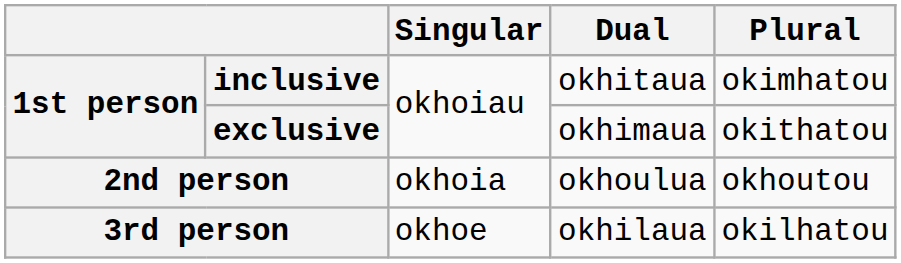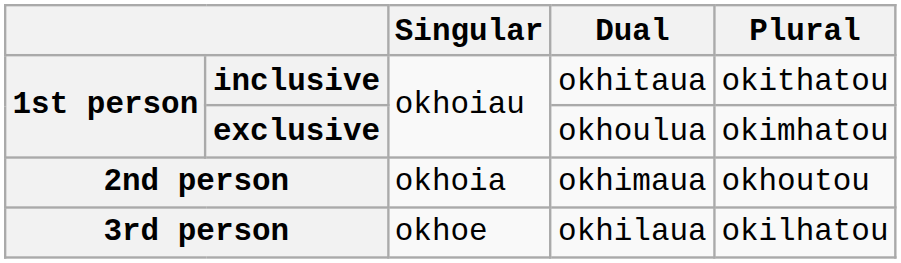(805, 81) okimhatou -> (805, 81) okithatou
(632, 131) okhimaua -> (632, 131) okhoulua
(805, 131) okithatou -> (805, 131) okimhatou
(632, 182) okhoulua -> (632, 182) okhimaua
